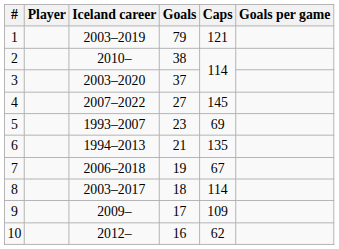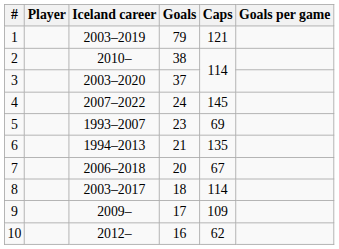(180, 102) 27 -> (180, 102) 24
(180, 168) 19 -> (180, 168) 20
